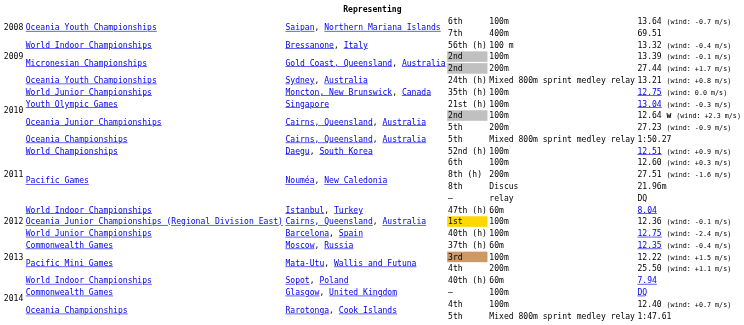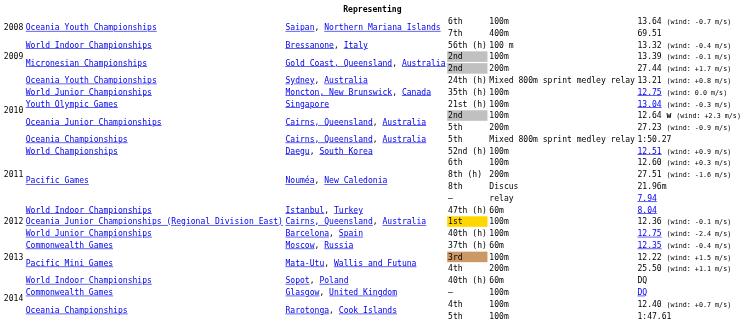(642, 198) DQ -> (647, 198) 7.94
(647, 280) 7.94 -> (642, 280) DQ
(562, 316) Mixed 800m sprint medley relay -> (499, 316) 100m
